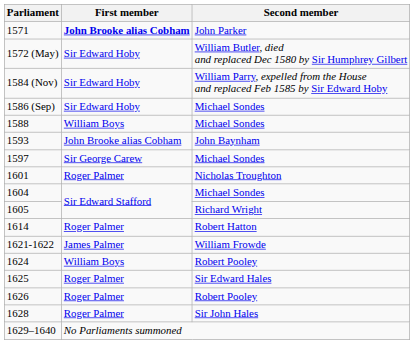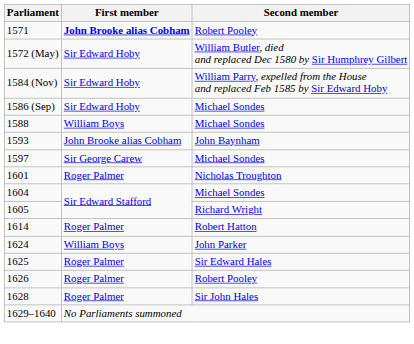(221, 30) John Parker -> (226, 30) Robert Pooley
- row: (30, 244)
(226, 261) Robert Pooley -> (221, 244) John Parker
